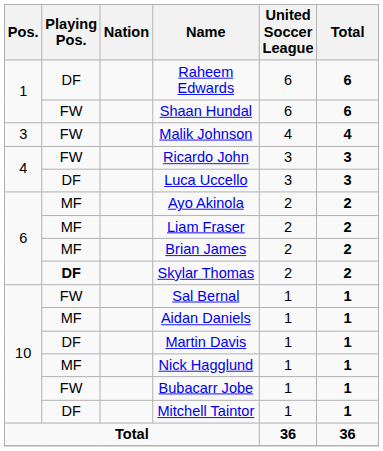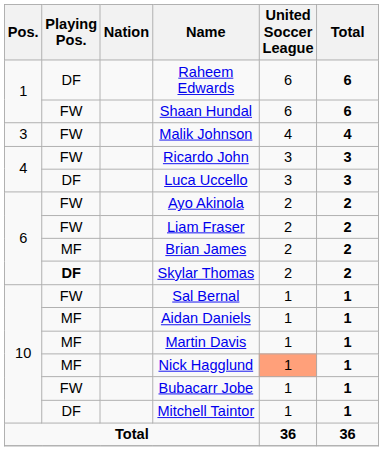(71, 203) MF -> (71, 203) FW
(71, 226) MF -> (71, 226) FW
(71, 342) DF -> (71, 342) MF
(288, 365) no background -> (288, 365) lightsalmon background
